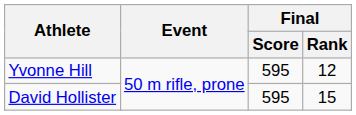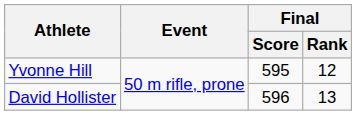(276, 97) 595 -> (276, 97) 596
(327, 97) 15 -> (327, 97) 13
